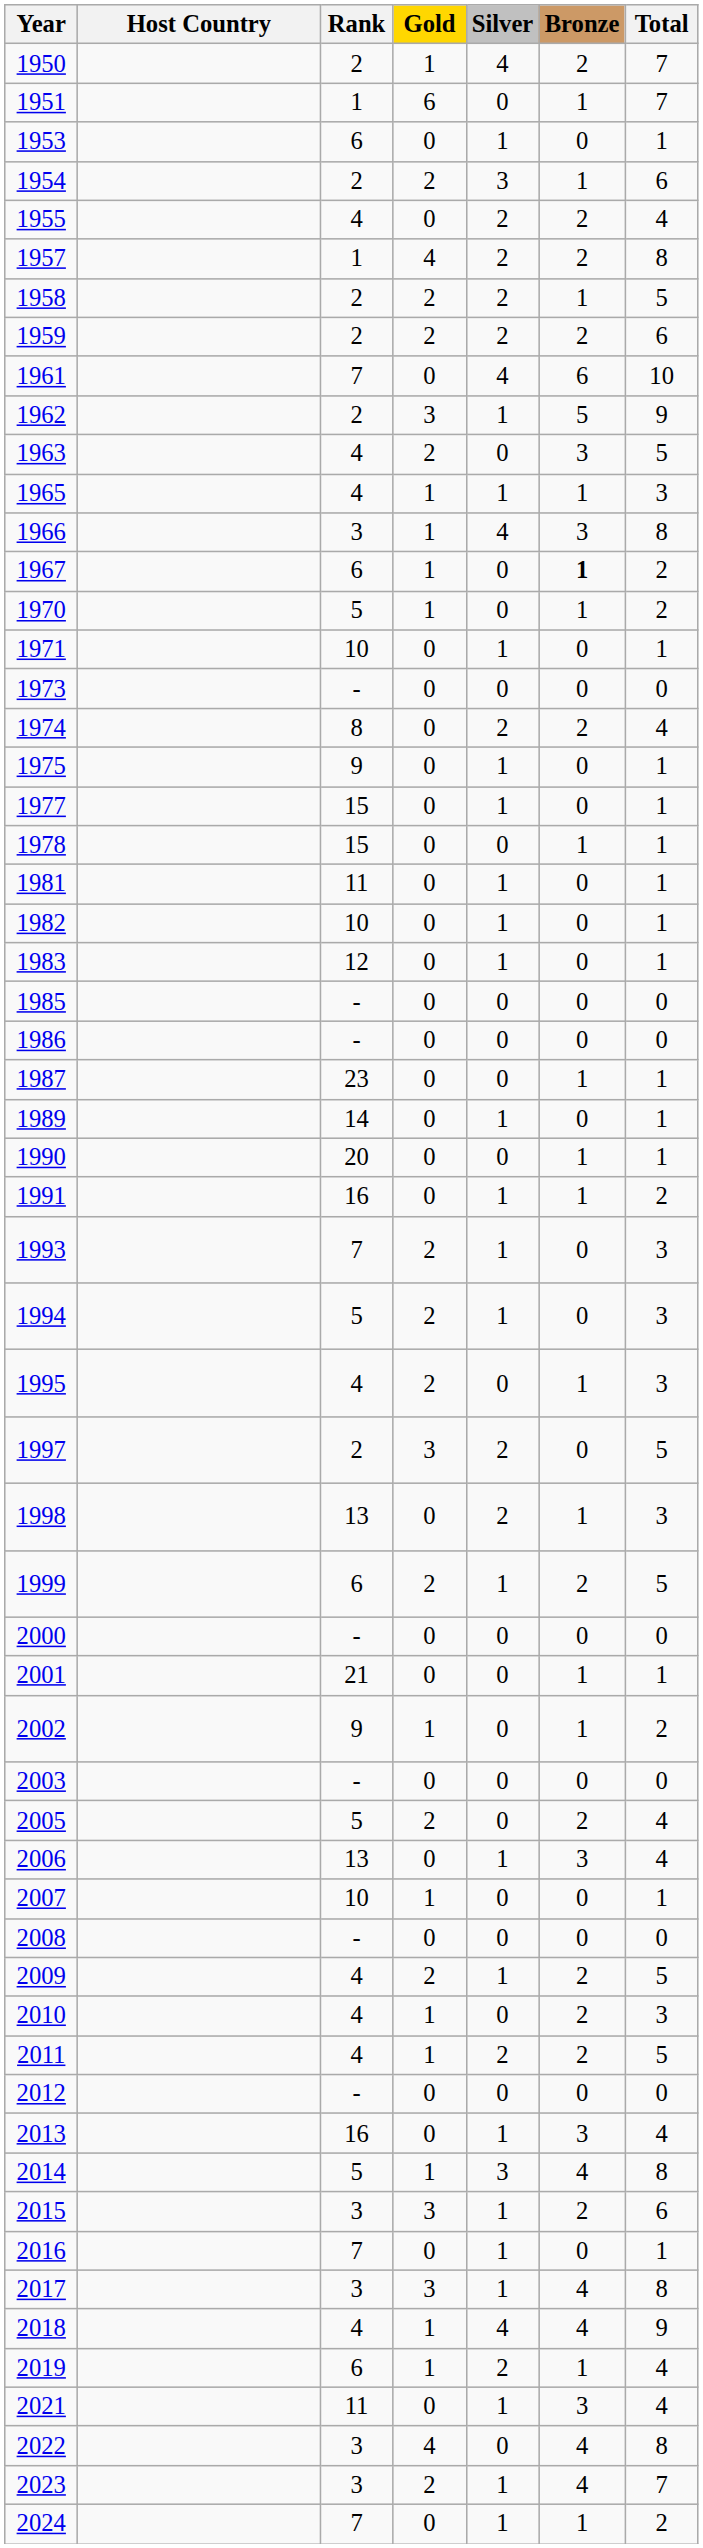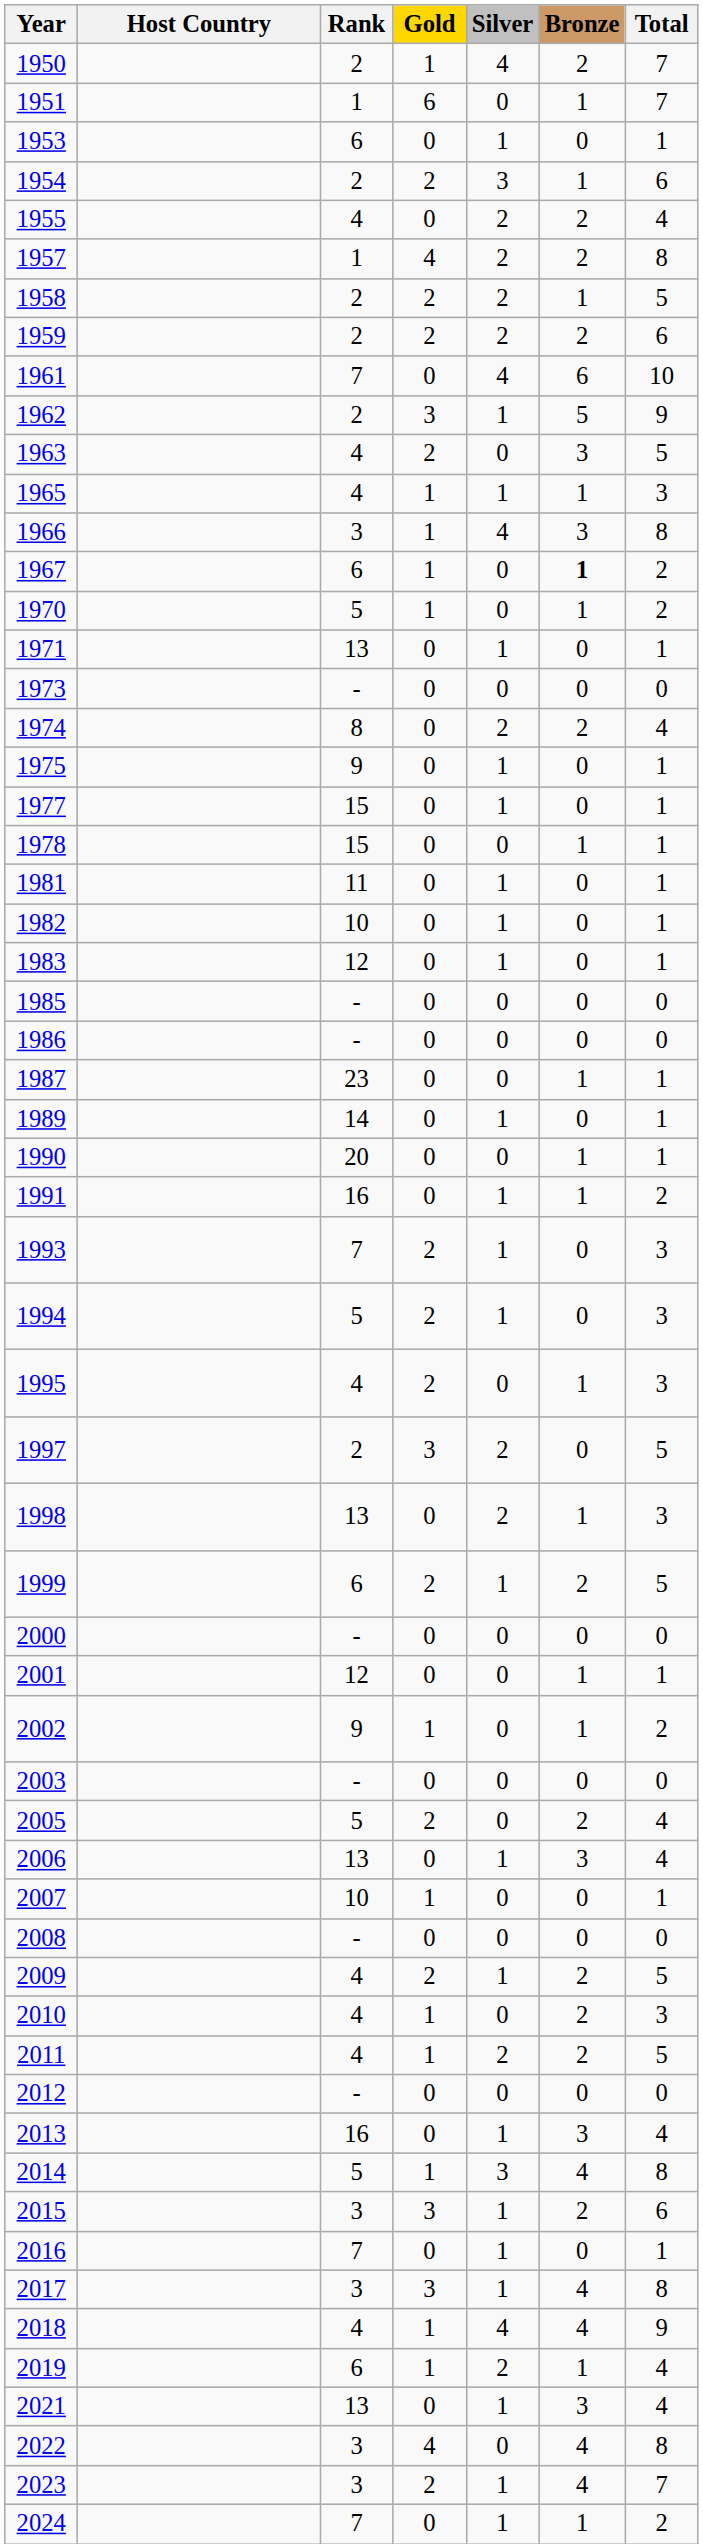(357, 649) 10 -> (357, 649) 13
(357, 1675) 21 -> (357, 1675) 12
(357, 2406) 11 -> (357, 2406) 13
